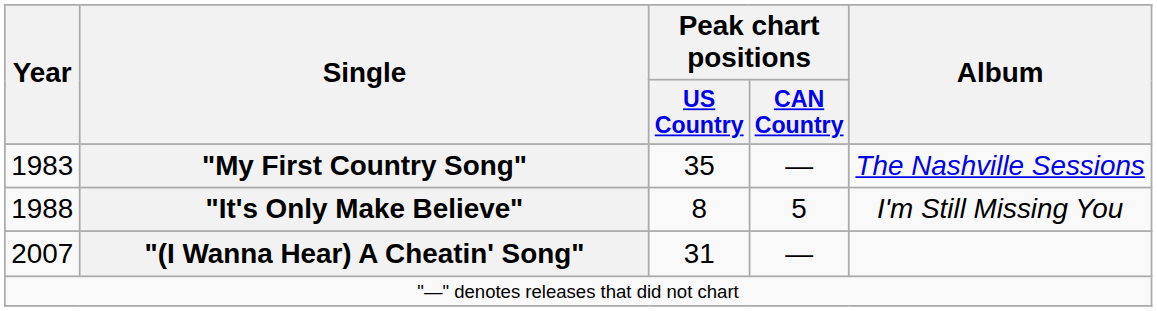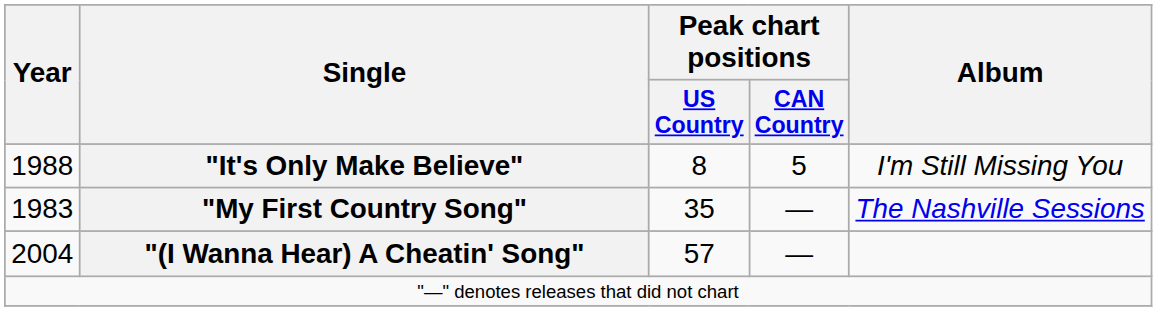rows swapped: (364, 165) <-> (364, 209)
(42, 253) 2007 -> (42, 253) 2004
(699, 253) 31 -> (699, 253) 57
